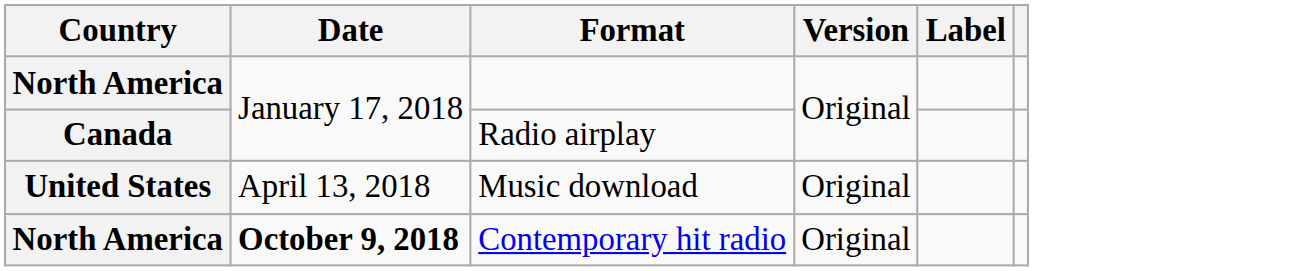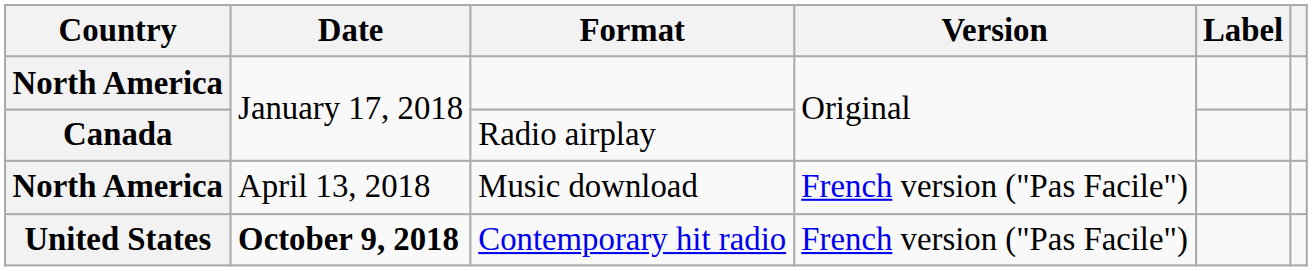(118, 186) United States -> (118, 186) North America
(856, 186) Original -> (995, 186) French version ("Pas Facile")
(118, 238) North America -> (118, 238) United States
(856, 238) Original -> (995, 238) French version ("Pas Facile")
